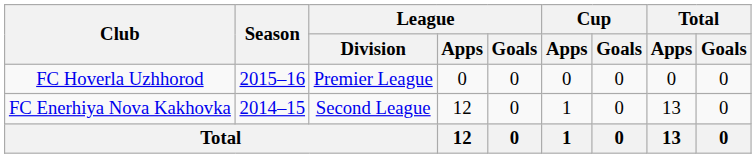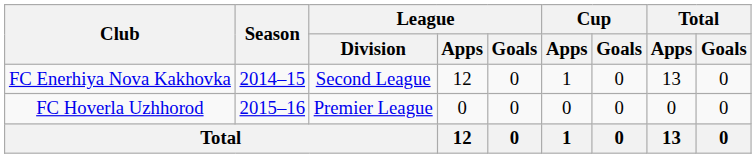rows swapped: (120, 108) <-> (120, 78)
